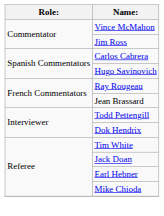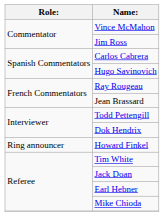+ row: (121, 144)
